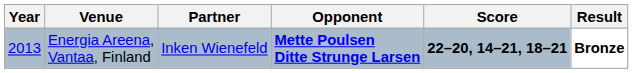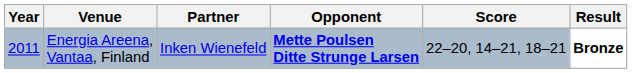(24, 48) 2013 -> (24, 48) 2011
(497, 48) bold -> (496, 48) normal
